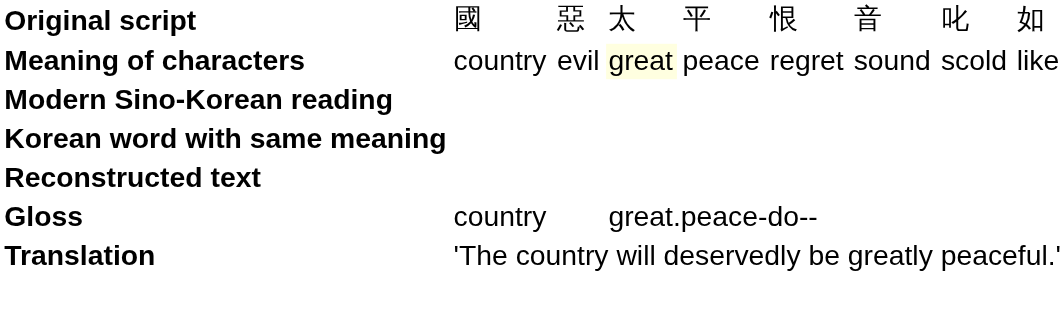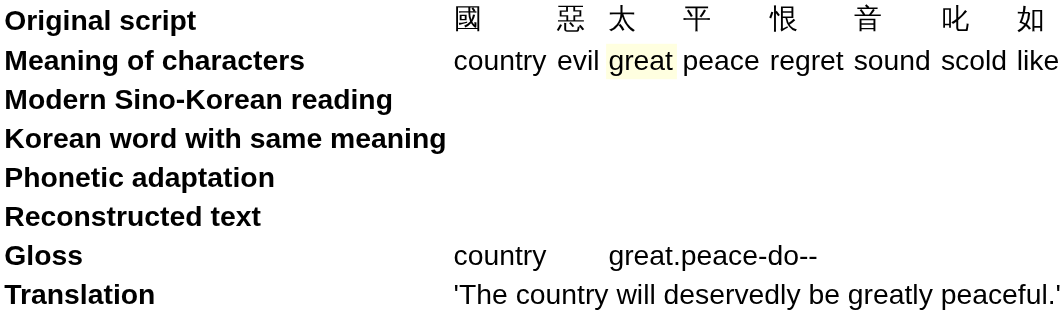+ row: (140, 177)
